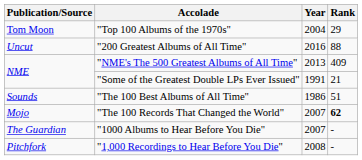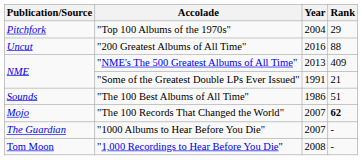(30, 29) Tom Moon -> (26, 29) Pitchfork
(26, 146) Pitchfork -> (30, 146) Tom Moon
